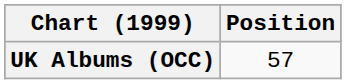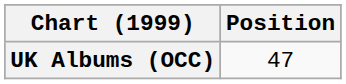(281, 60) 57 -> (281, 60) 47
